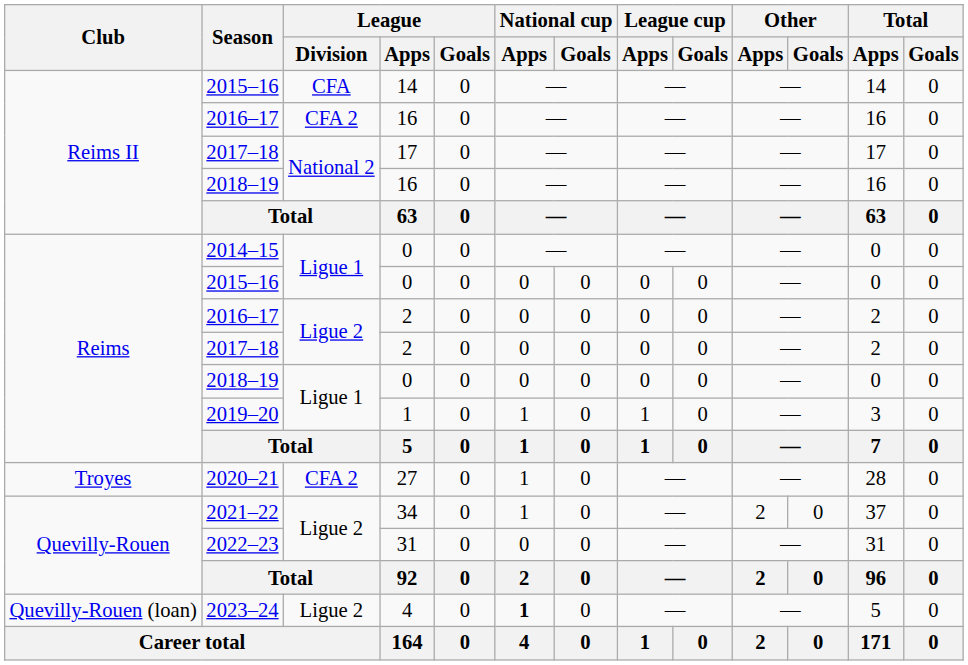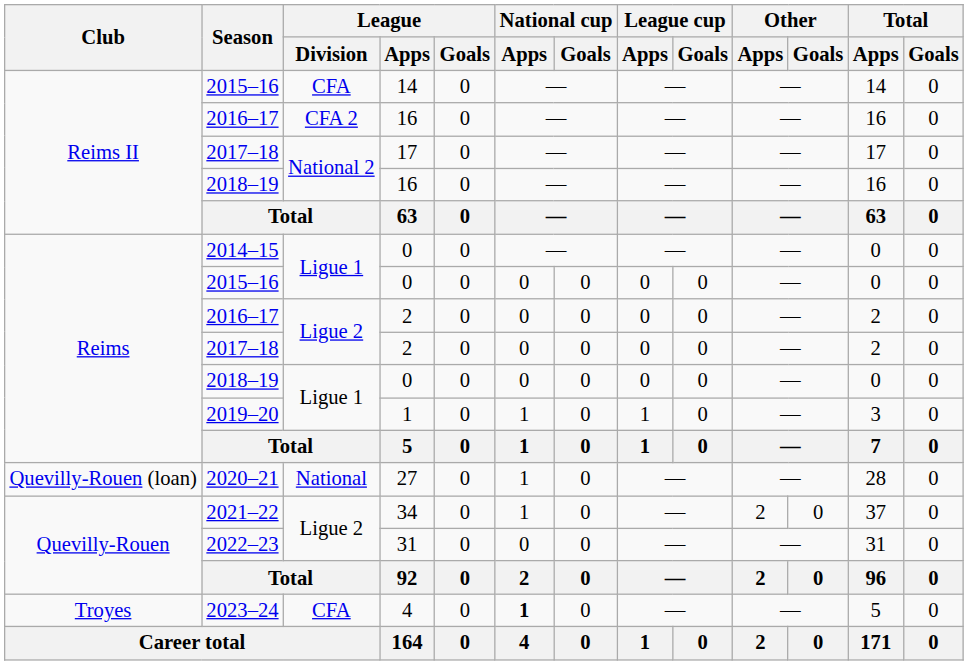(103, 479) Troyes -> (103, 479) Quevilly-Rouen (loan)
(331, 479) CFA 2 -> (331, 479) National
(103, 610) Quevilly-Rouen (loan) -> (103, 610) Troyes
(331, 610) Ligue 2 -> (331, 610) CFA
